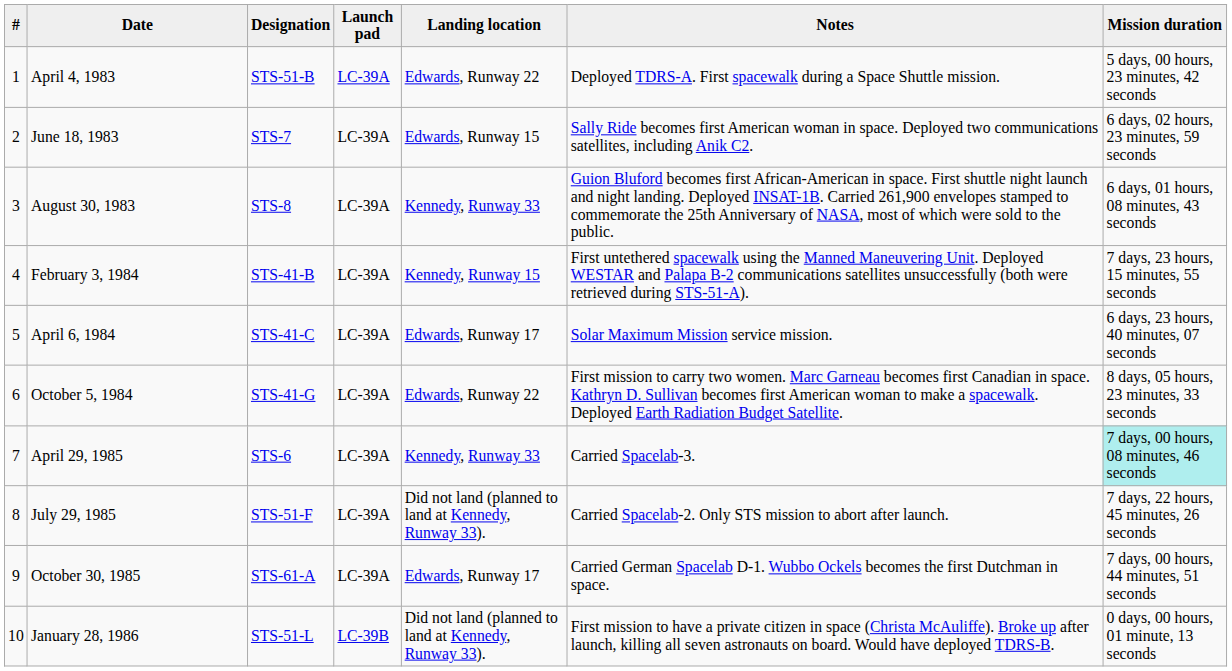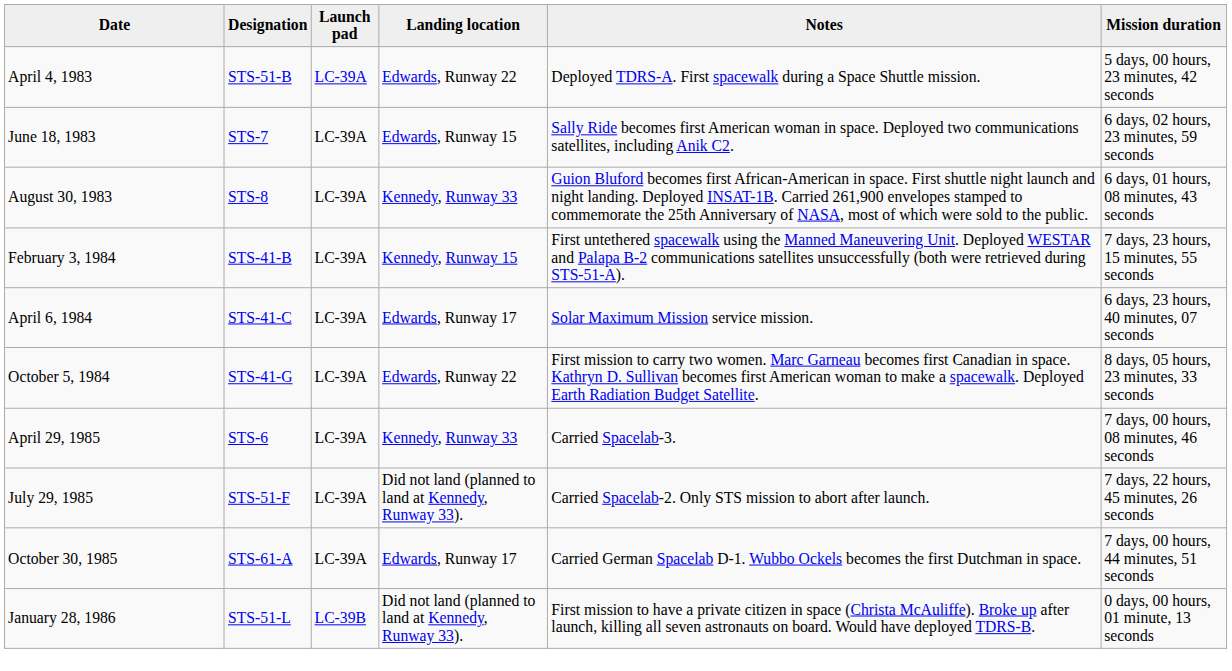- column: (16, 25)
(1160, 455) paleturquoise background -> (1158, 437) no background
